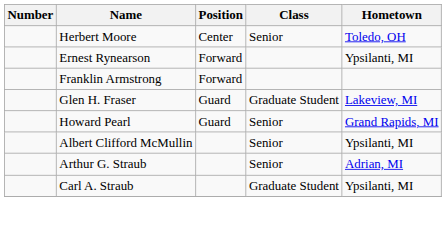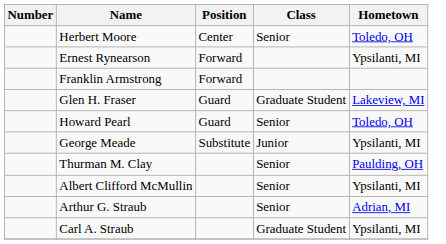(392, 121) Grand Rapids, MI -> (383, 121) Toledo, OH
+ row: (97, 143)
+ row: (106, 164)
